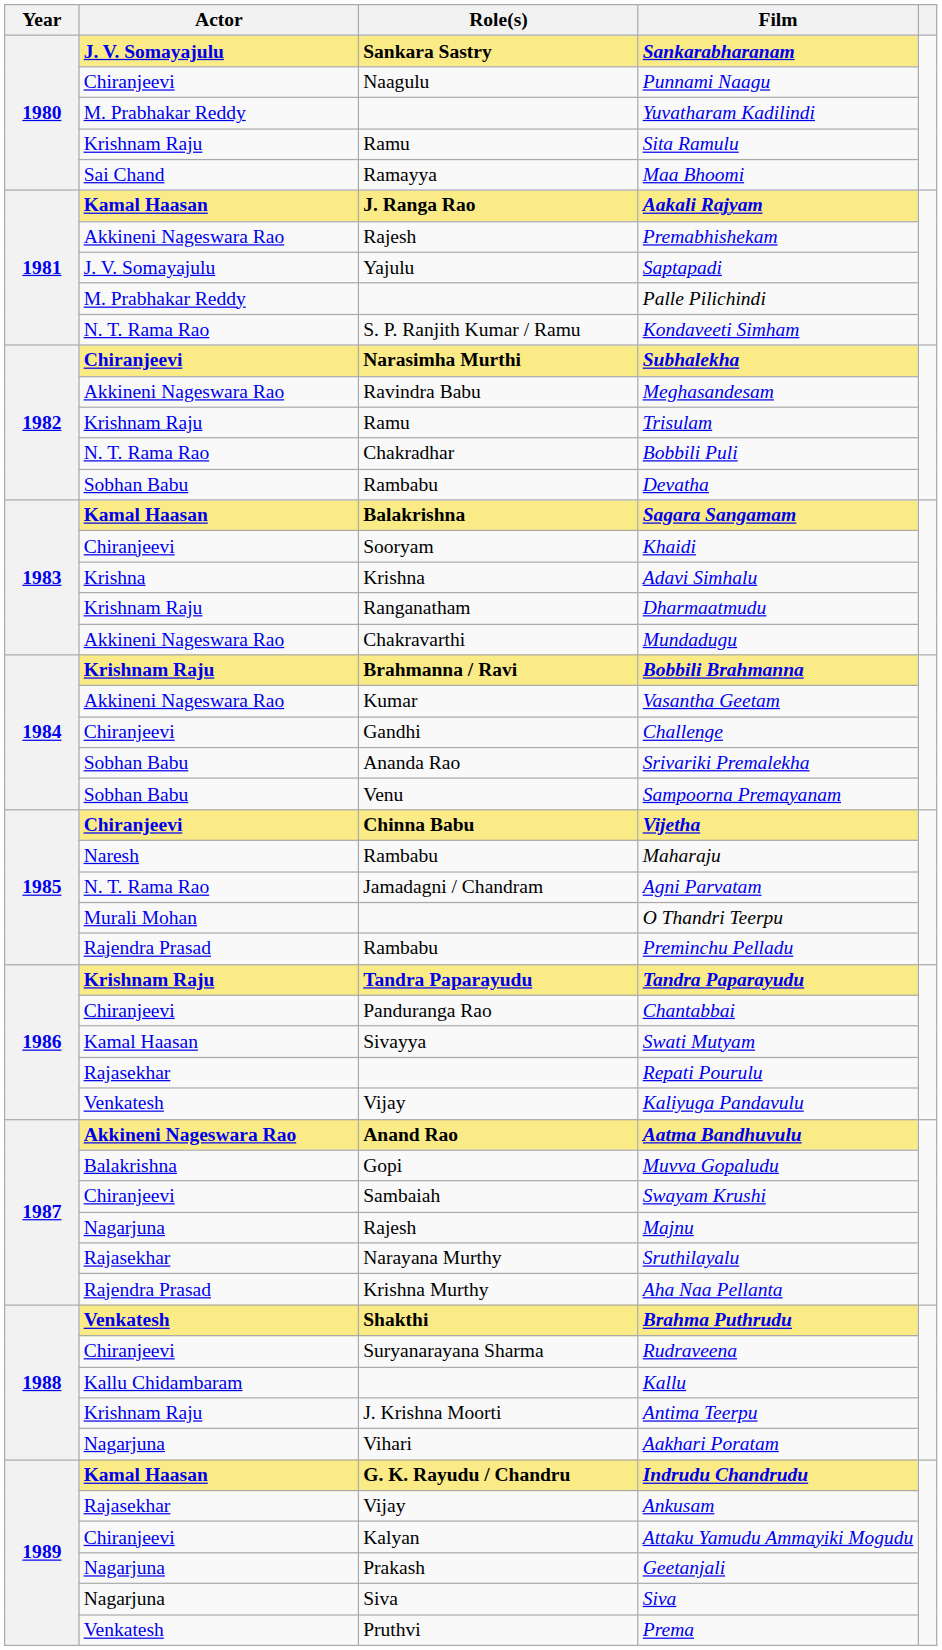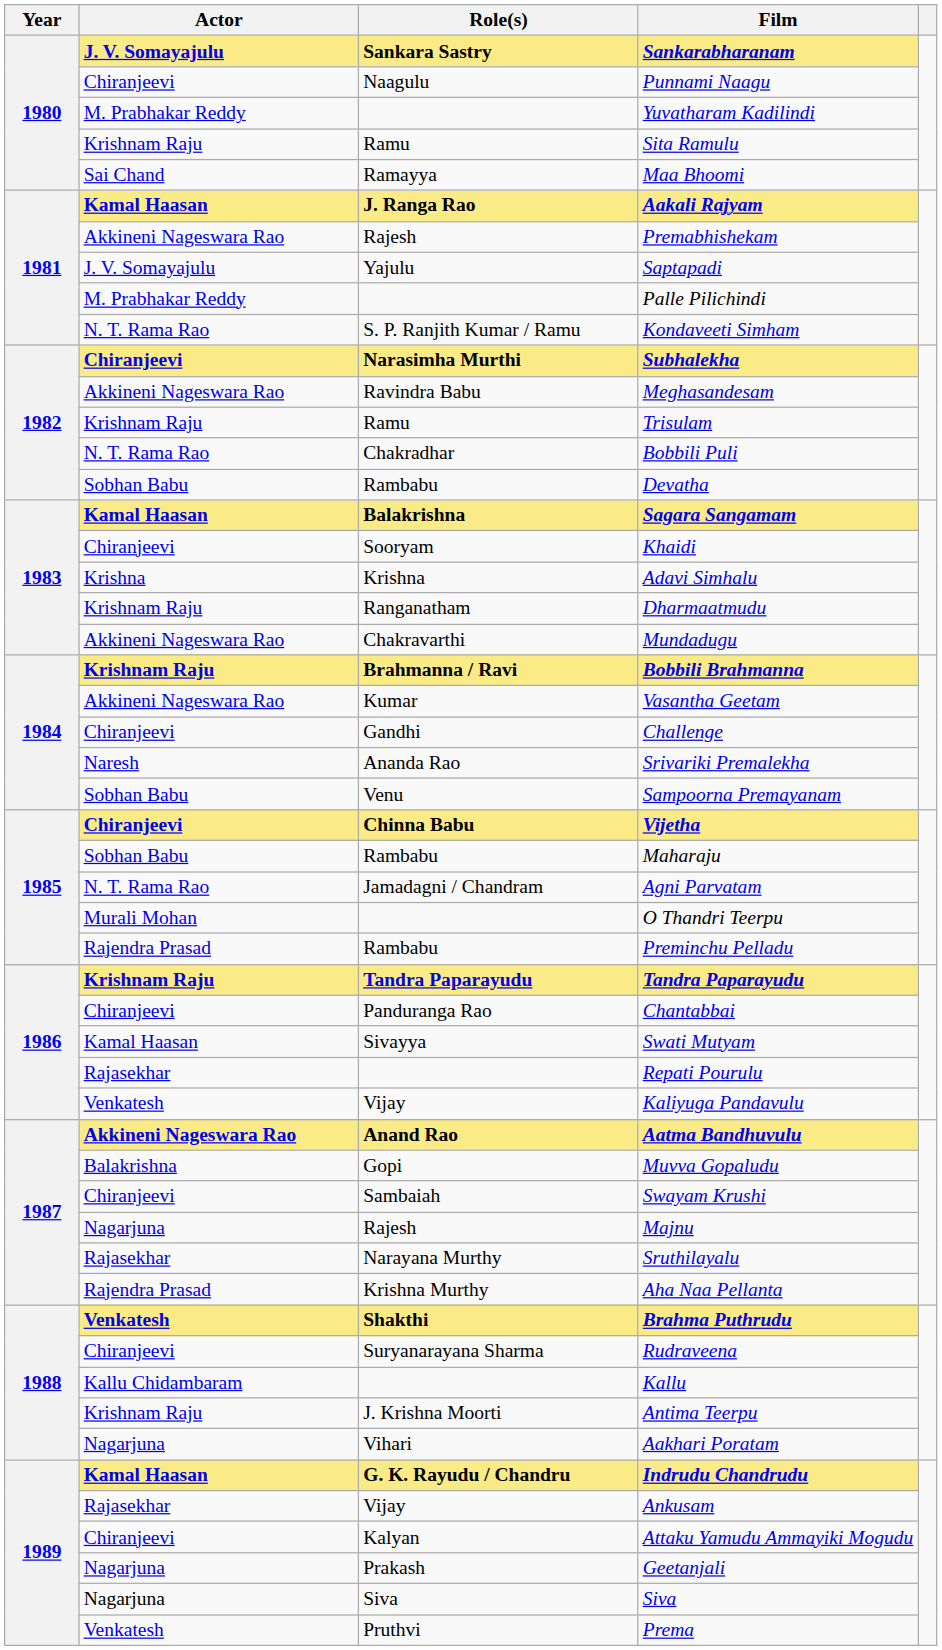(136, 762) Sobhan Babu -> (111, 762) Naresh
(111, 855) Naresh -> (136, 855) Sobhan Babu
